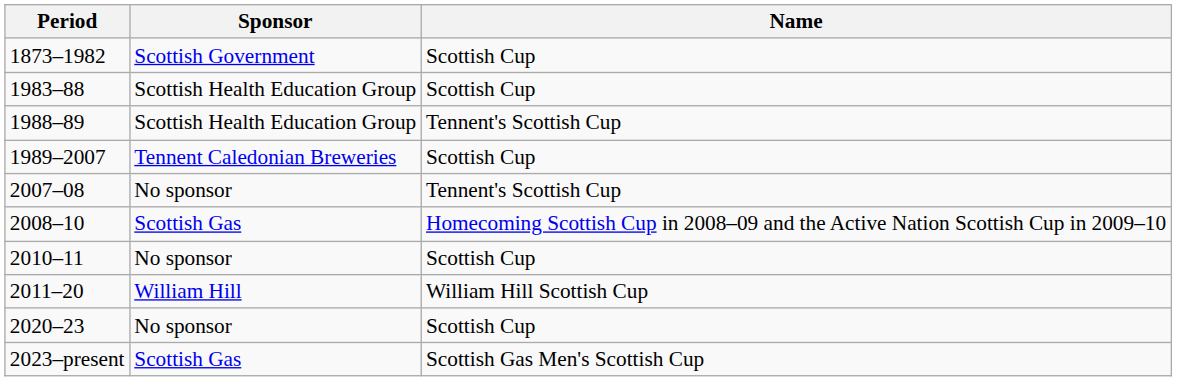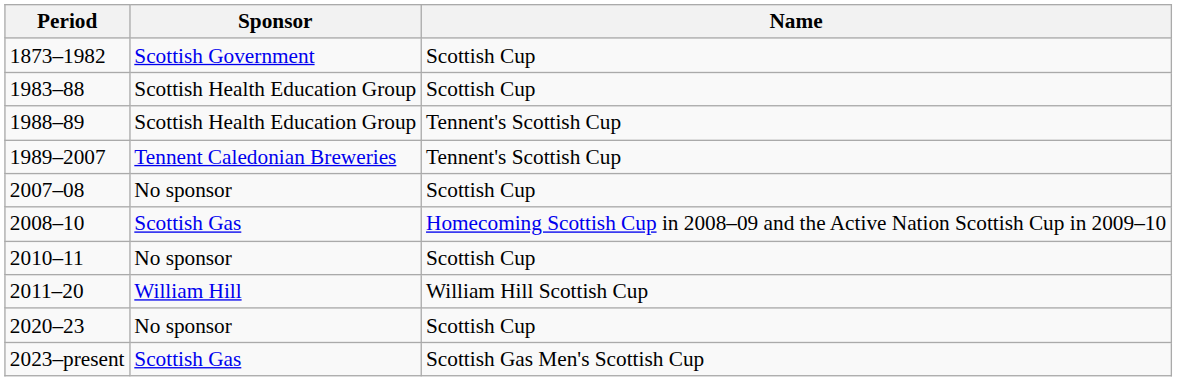(481, 156) Scottish Cup -> (524, 156) Tennent's Scottish Cup
(524, 190) Tennent's Scottish Cup -> (481, 190) Scottish Cup
